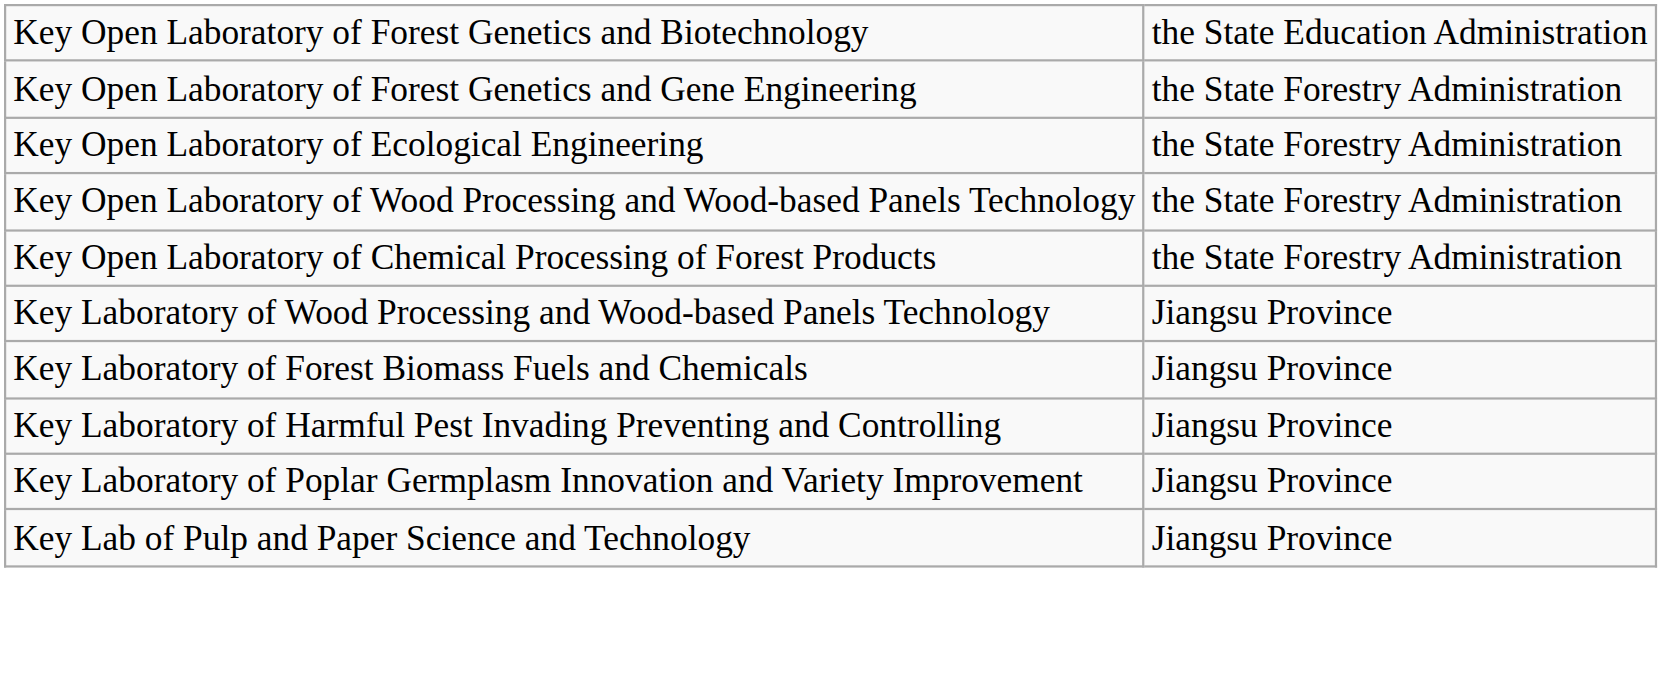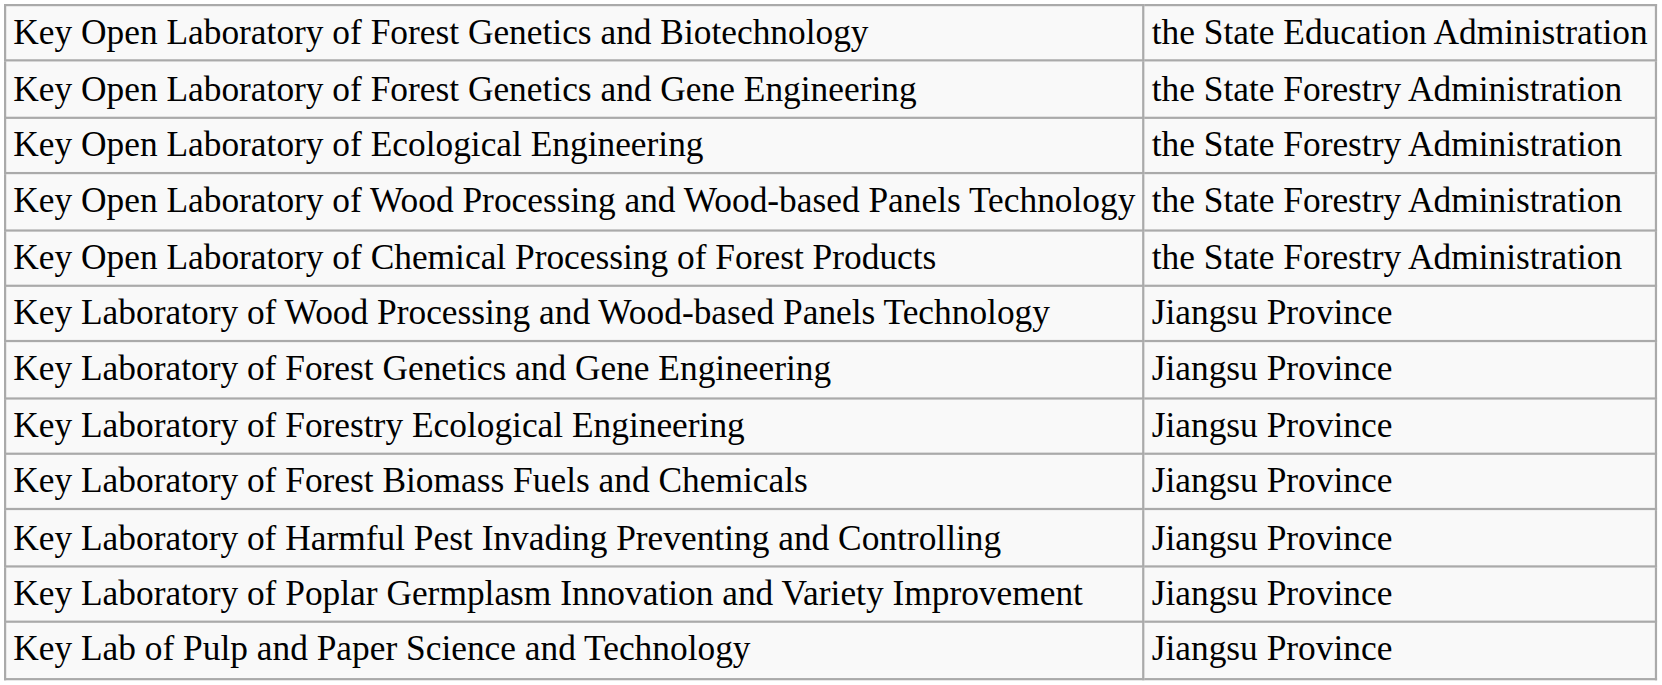+ row: (422, 369)
+ row: (379, 425)
